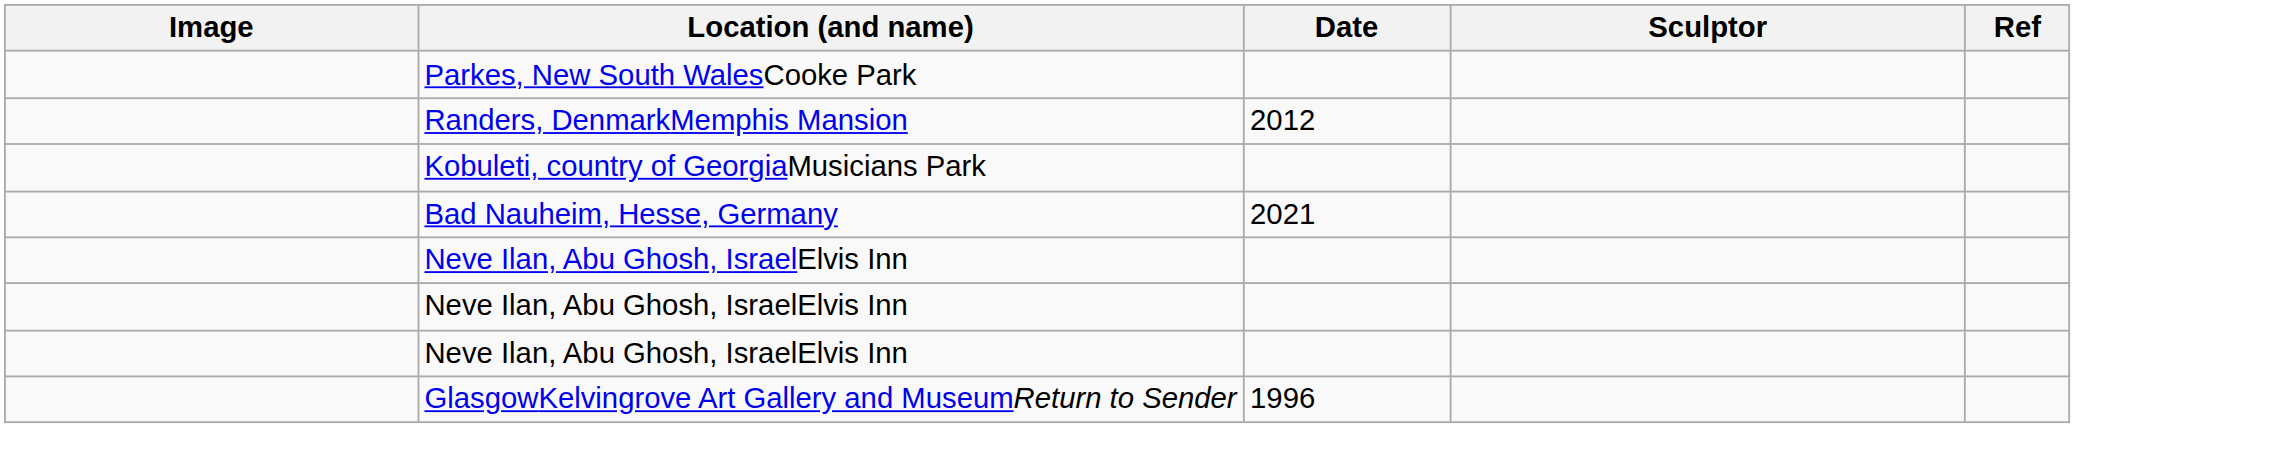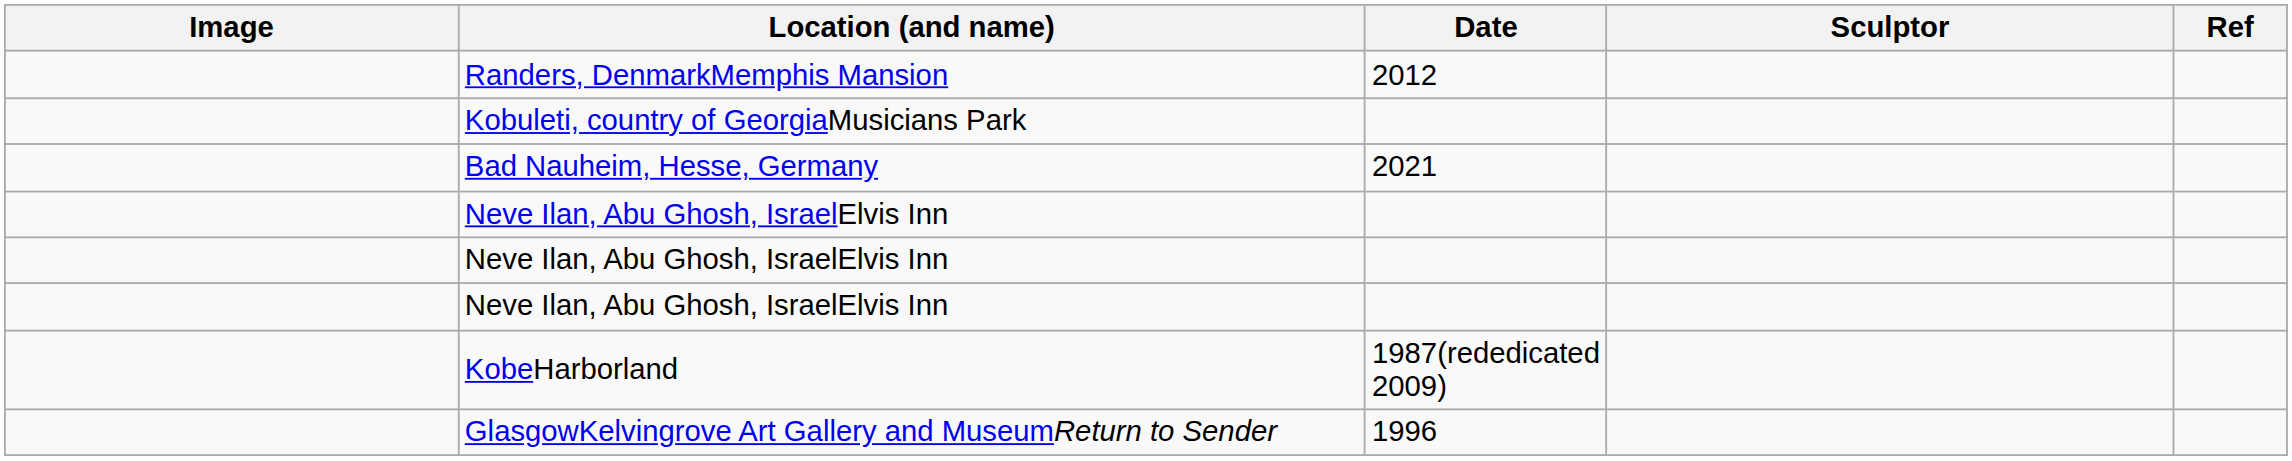- row: (670, 74)
+ row: (571, 369)
